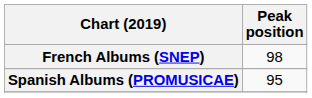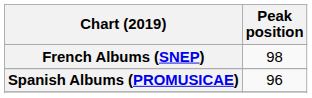(275, 80) 95 -> (275, 80) 96
